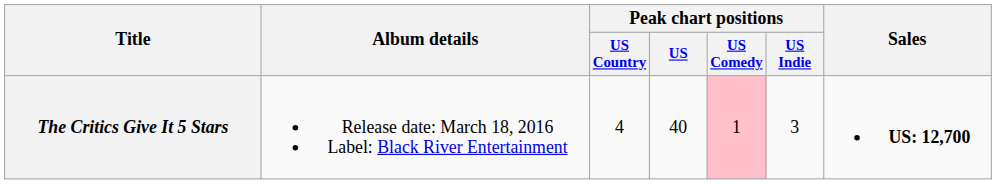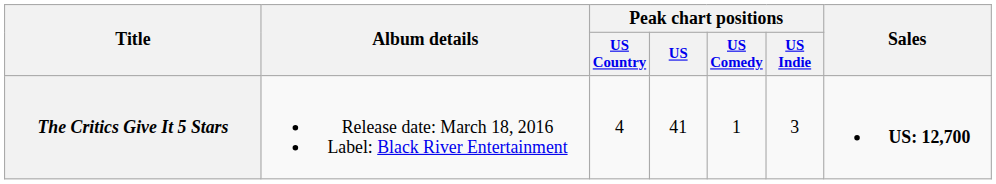(678, 127) 40 -> (678, 127) 41
(736, 127) pink background -> (736, 127) no background
